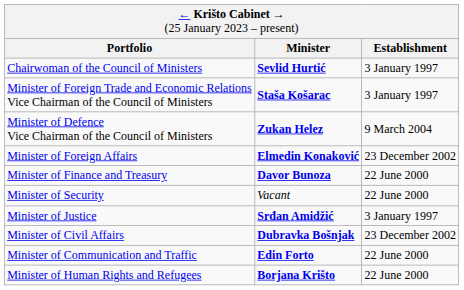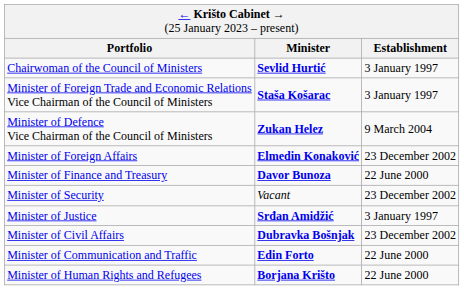(397, 195) 22 June 2000 -> (410, 195) 23 December 2002
